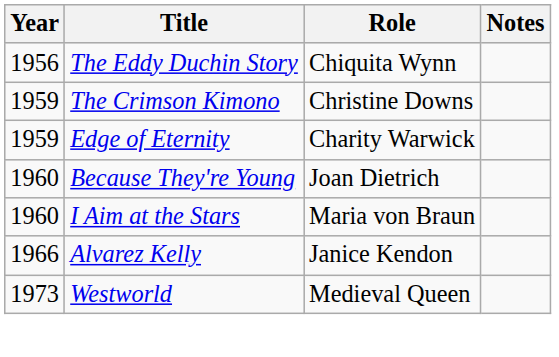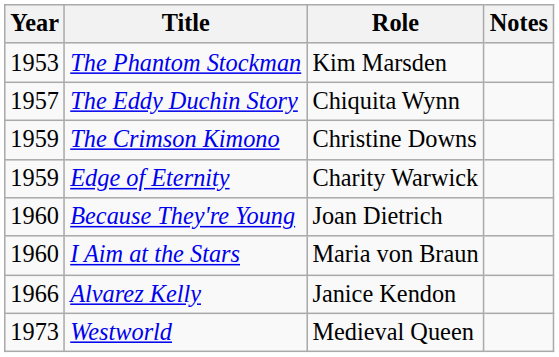+ row: (186, 62)
(35, 62) 1956 -> (35, 100) 1957
